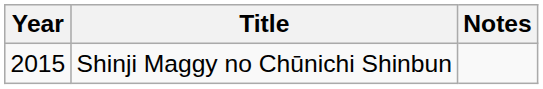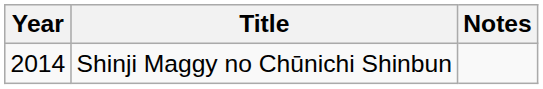(38, 63) 2015 -> (38, 63) 2014
